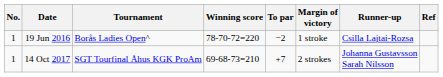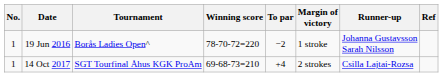(378, 38) Csilla Lajtai-Rozsa -> (380, 44) Johanna Gustavsson Sarah Nilsson
(280, 59) +7 -> (280, 64) +4
(380, 59) Johanna Gustavsson Sarah Nilsson -> (378, 64) Csilla Lajtai-Rozsa
